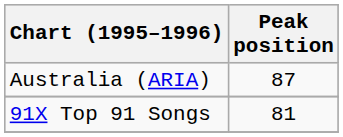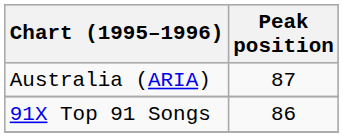(284, 114) 81 -> (284, 114) 86
